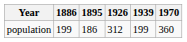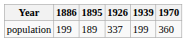(89, 29) 186 -> (89, 29) 189
(115, 29) 312 -> (115, 29) 337
